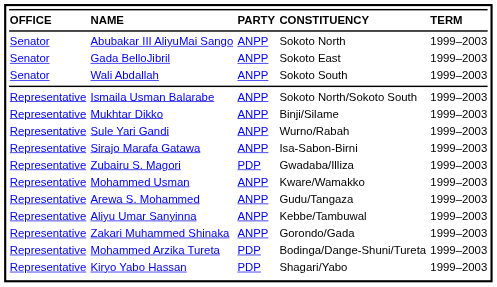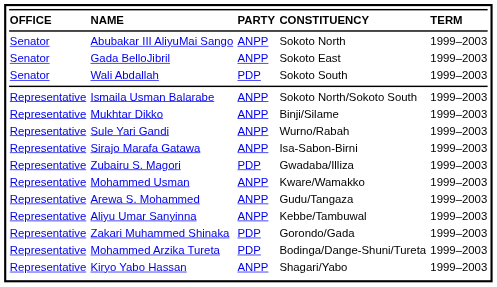(253, 75) ANPP -> (249, 75) PDP
(253, 233) ANPP -> (249, 233) PDP
(249, 267) PDP -> (253, 267) ANPP
